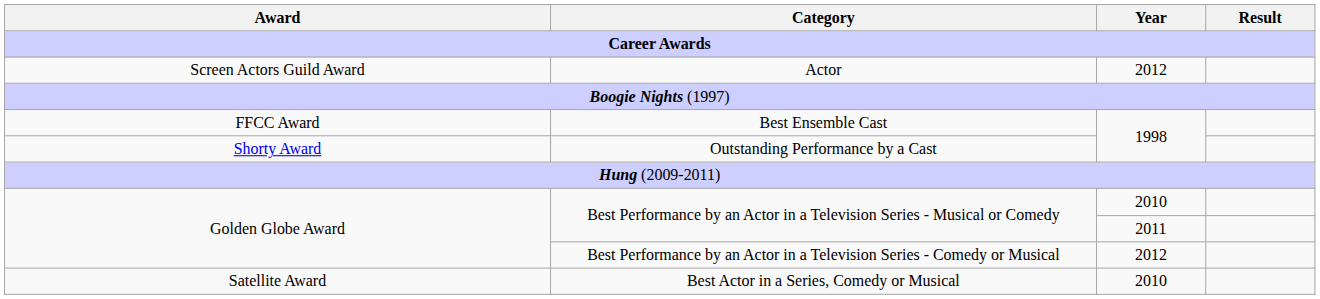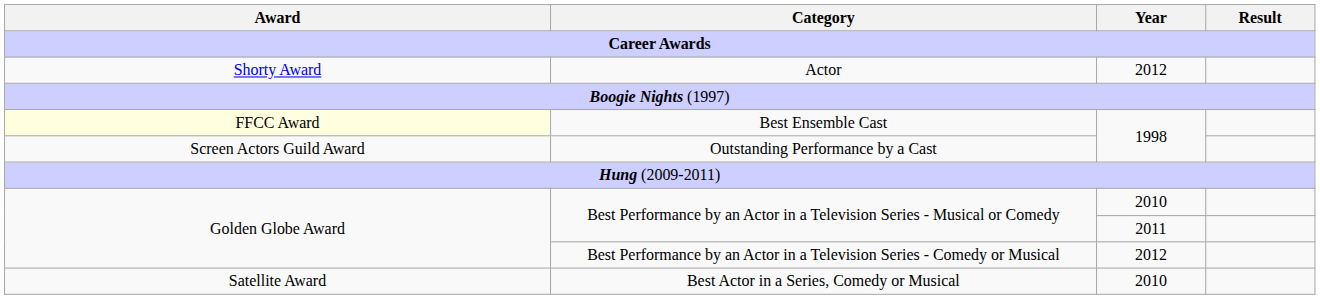(277, 70) Screen Actors Guild Award -> (277, 70) Shorty Award
(277, 123) no background -> (277, 123) lightyellow background
(277, 149) Shorty Award -> (277, 149) Screen Actors Guild Award
